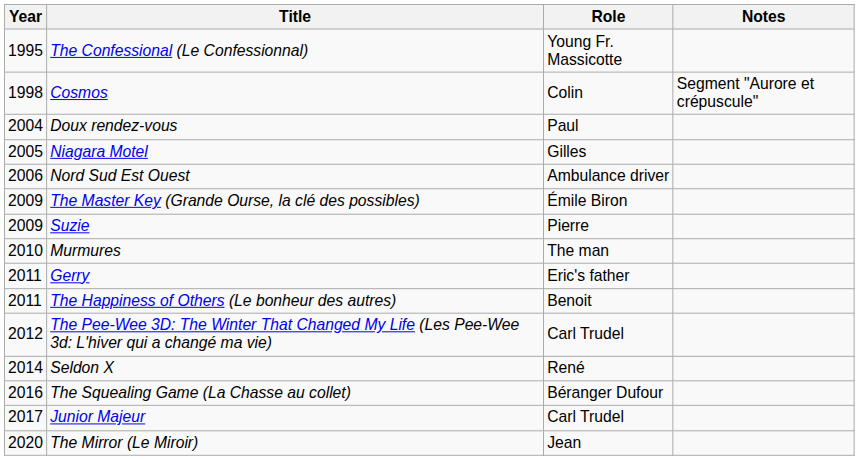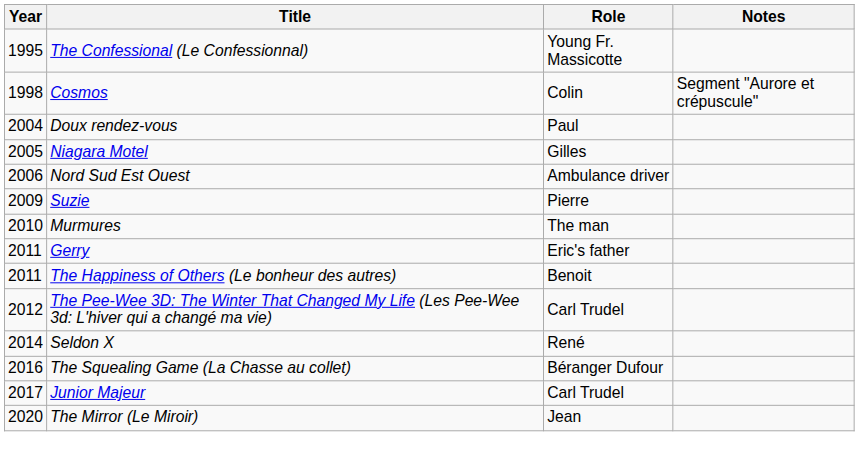- row: (235, 201)
